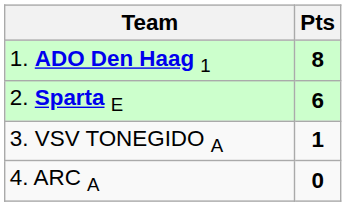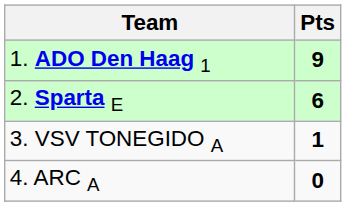(318, 60) 8 -> (318, 60) 9
